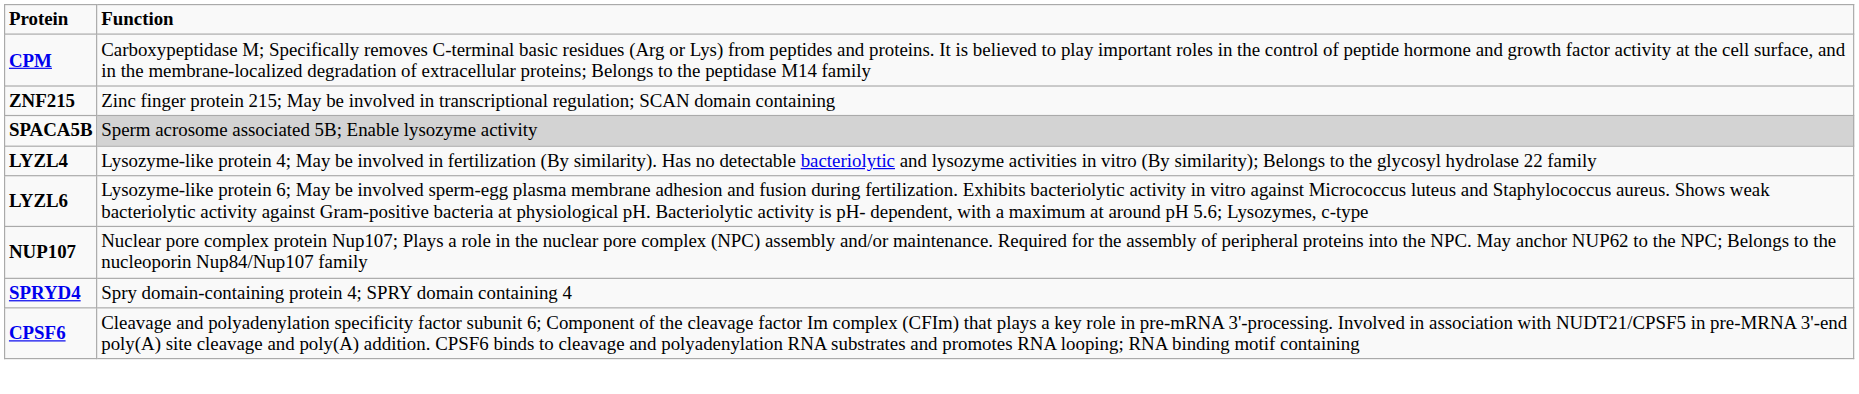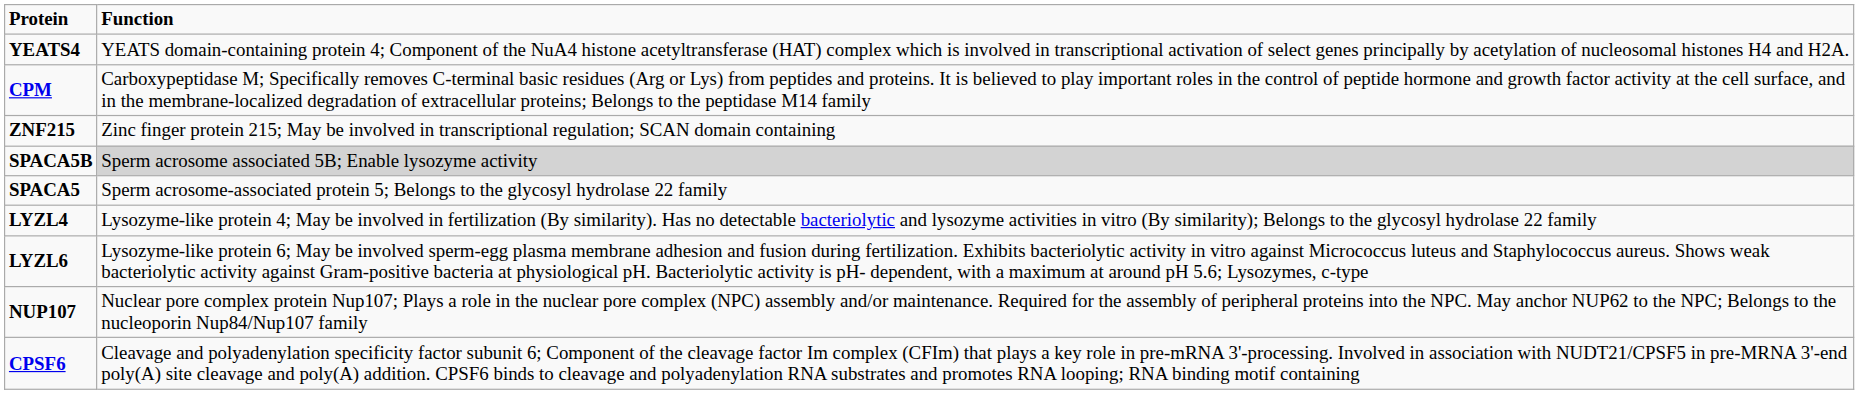+ row: (44, 49)
+ row: (44, 190)
- row: (45, 292)
